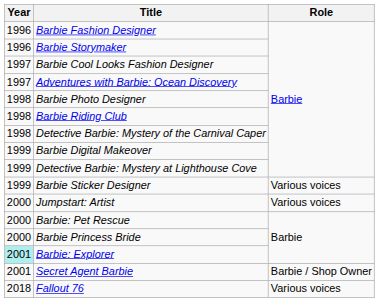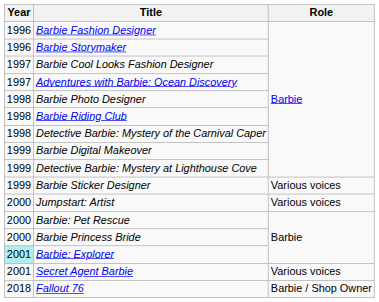(321, 271) Barbie / Shop Owner -> (306, 271) Various voices
(306, 289) Various voices -> (321, 289) Barbie / Shop Owner
